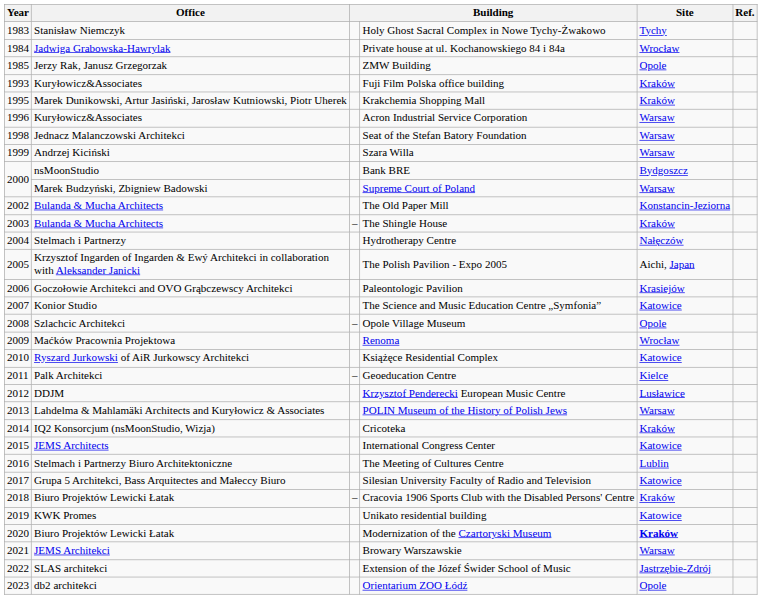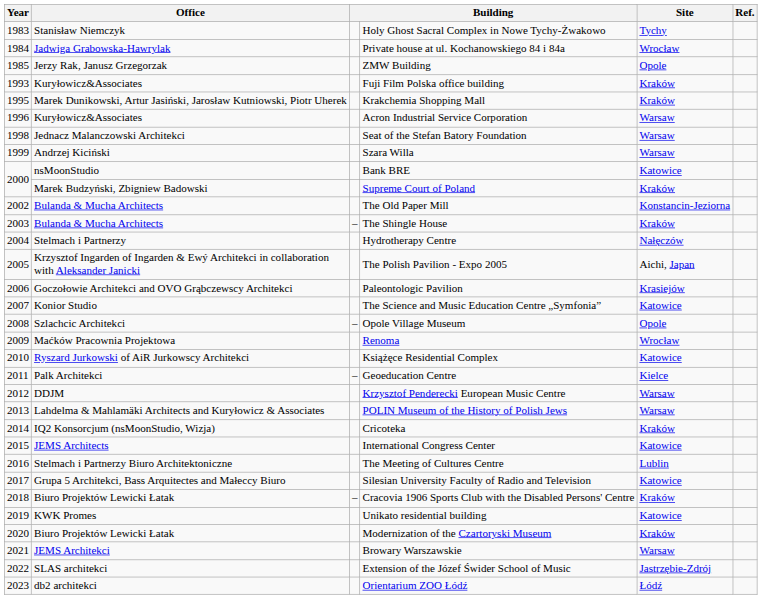(664, 170) Bydgoszcz -> (661, 170) Katowice
(657, 188) Warsaw -> (657, 188) Kraków
(662, 393) Lusławice -> (657, 393) Warsaw
(659, 533) bold -> (657, 533) normal
(653, 585) Opole -> (651, 585) Łódź
